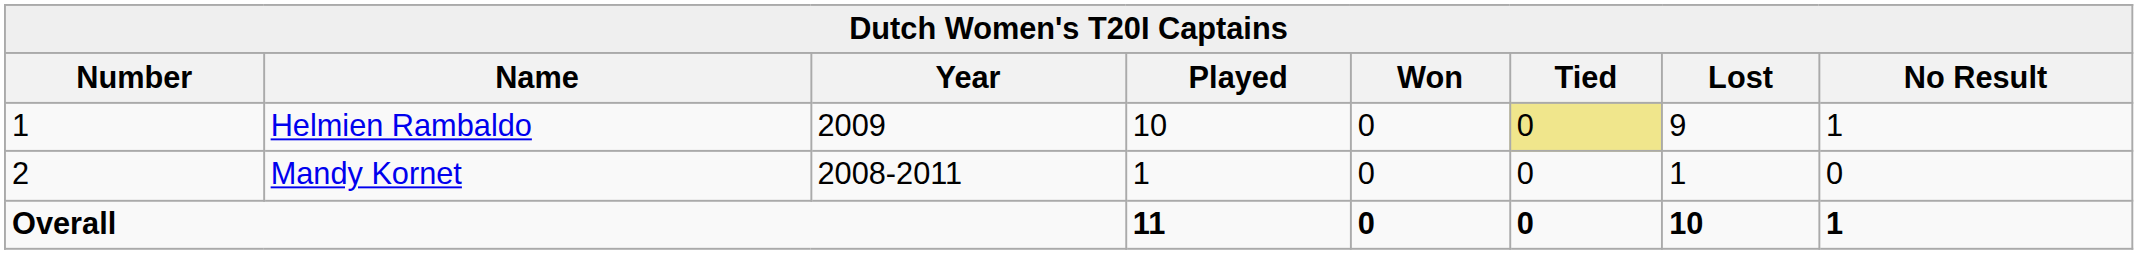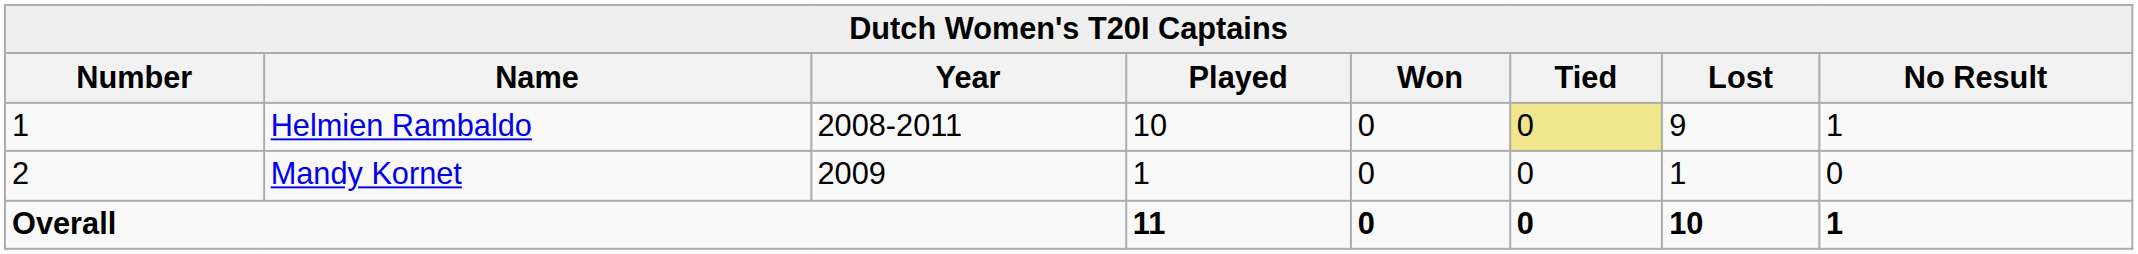(852, 126) 2009 -> (890, 126) 2008-2011
(890, 175) 2008-2011 -> (852, 175) 2009
